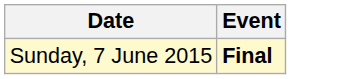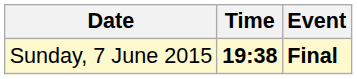+ column: (250, 21)
